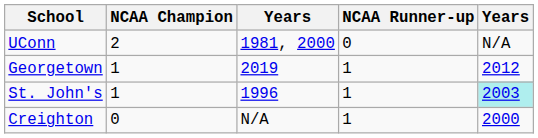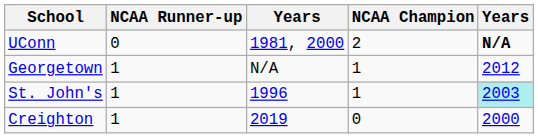columns swapped: (172, 17) <-> (408, 17)
(496, 43) normal -> (496, 43) bold
(259, 69) 2019 -> (264, 69) N/A
(255, 120) N/A -> (269, 120) 2019
